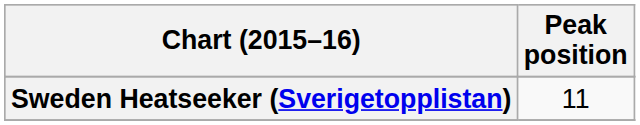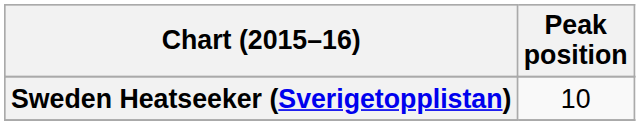(576, 98) 11 -> (576, 98) 10
